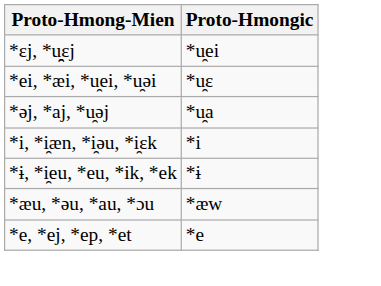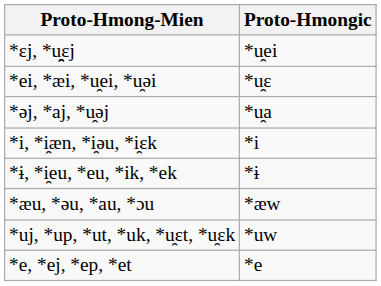+ row: (122, 234)
